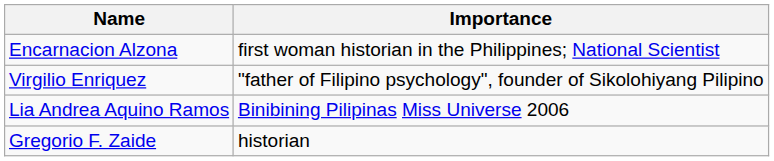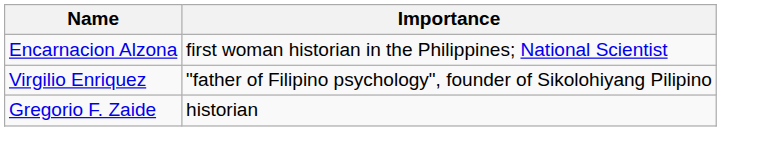- row: (119, 110)
